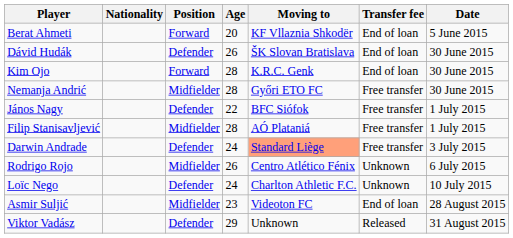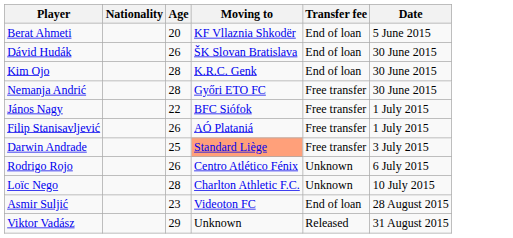- column: (194, 14)
(231, 128) 28 -> (175, 128) 26
(231, 147) 24 -> (175, 147) 25
(231, 185) 24 -> (175, 185) 28
